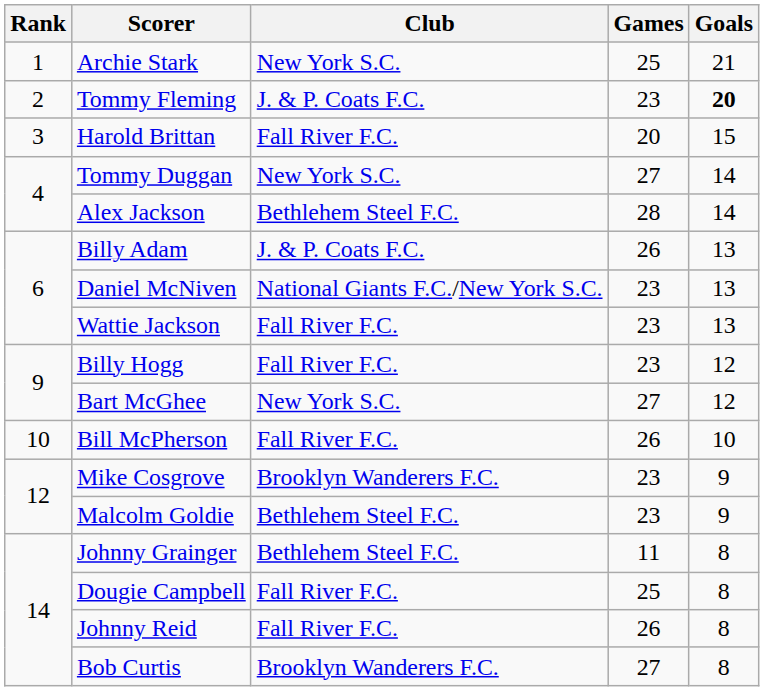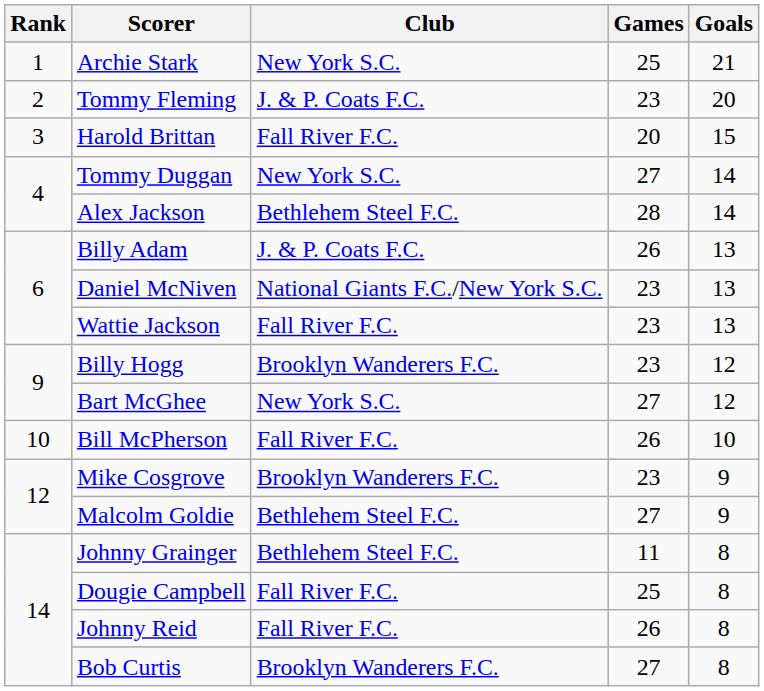(724, 99) bold -> (724, 99) normal
(327, 363) Fall River F.C. -> (378, 363) Brooklyn Wanderers F.C.
(649, 514) 23 -> (649, 514) 27
